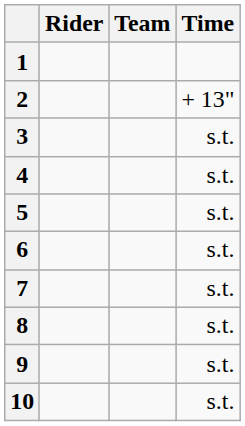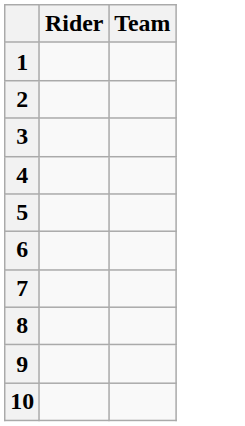- column: (208, 23)
